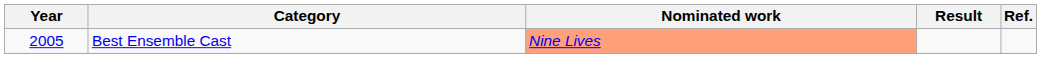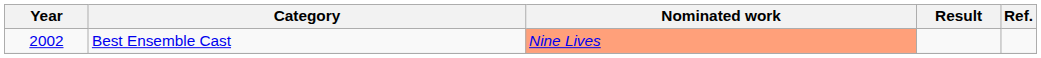(46, 41) 2005 -> (46, 41) 2002
